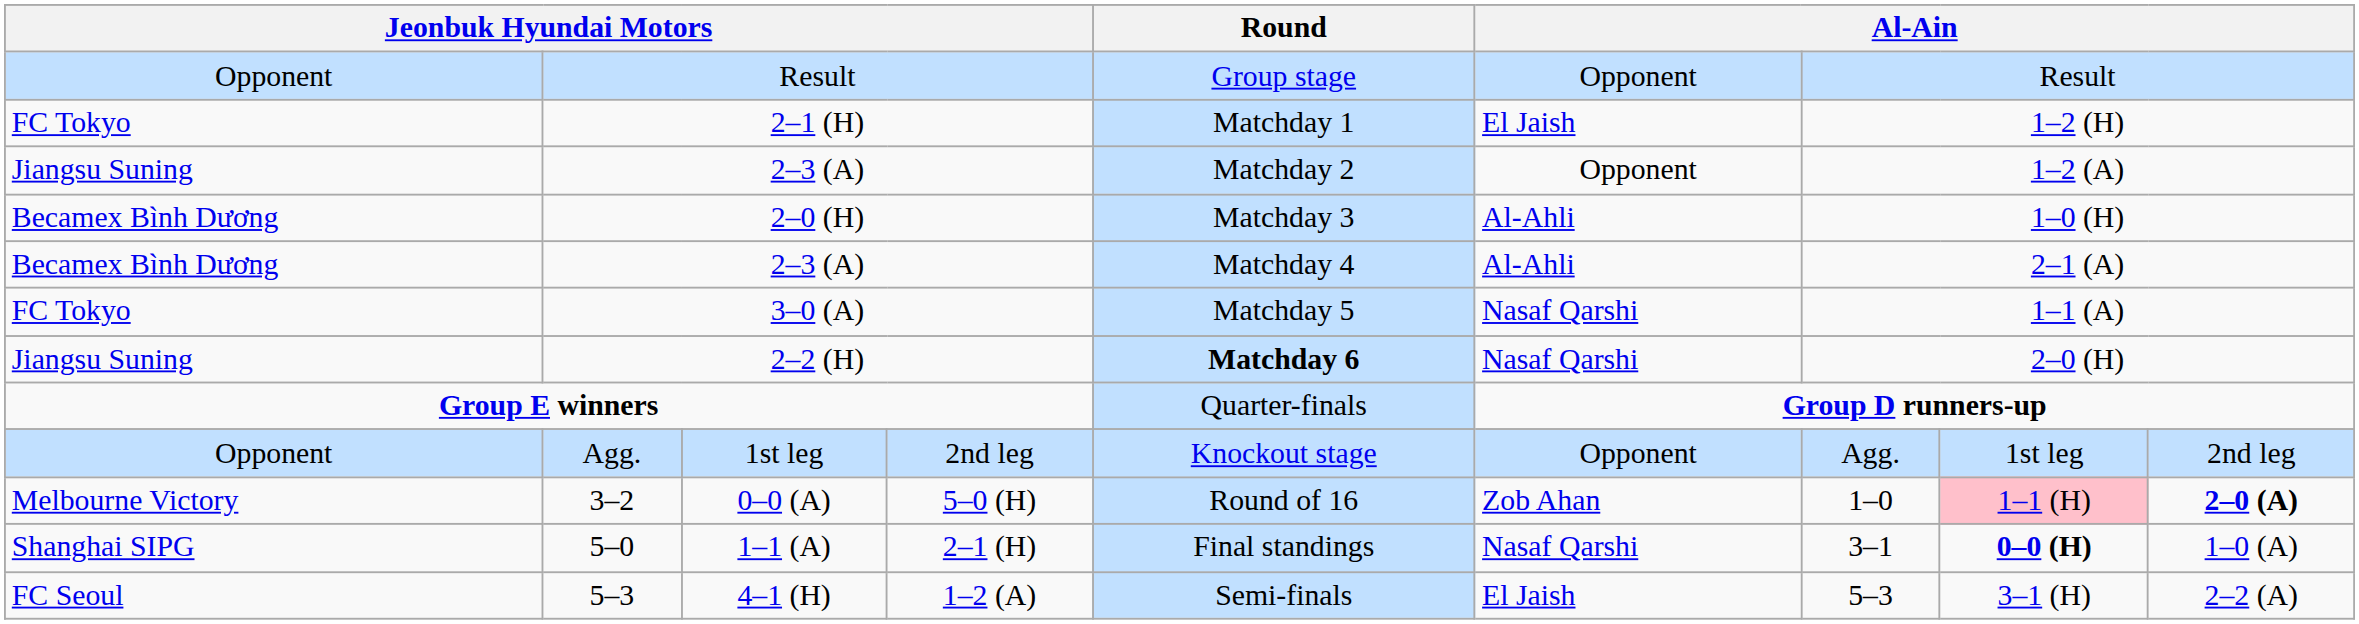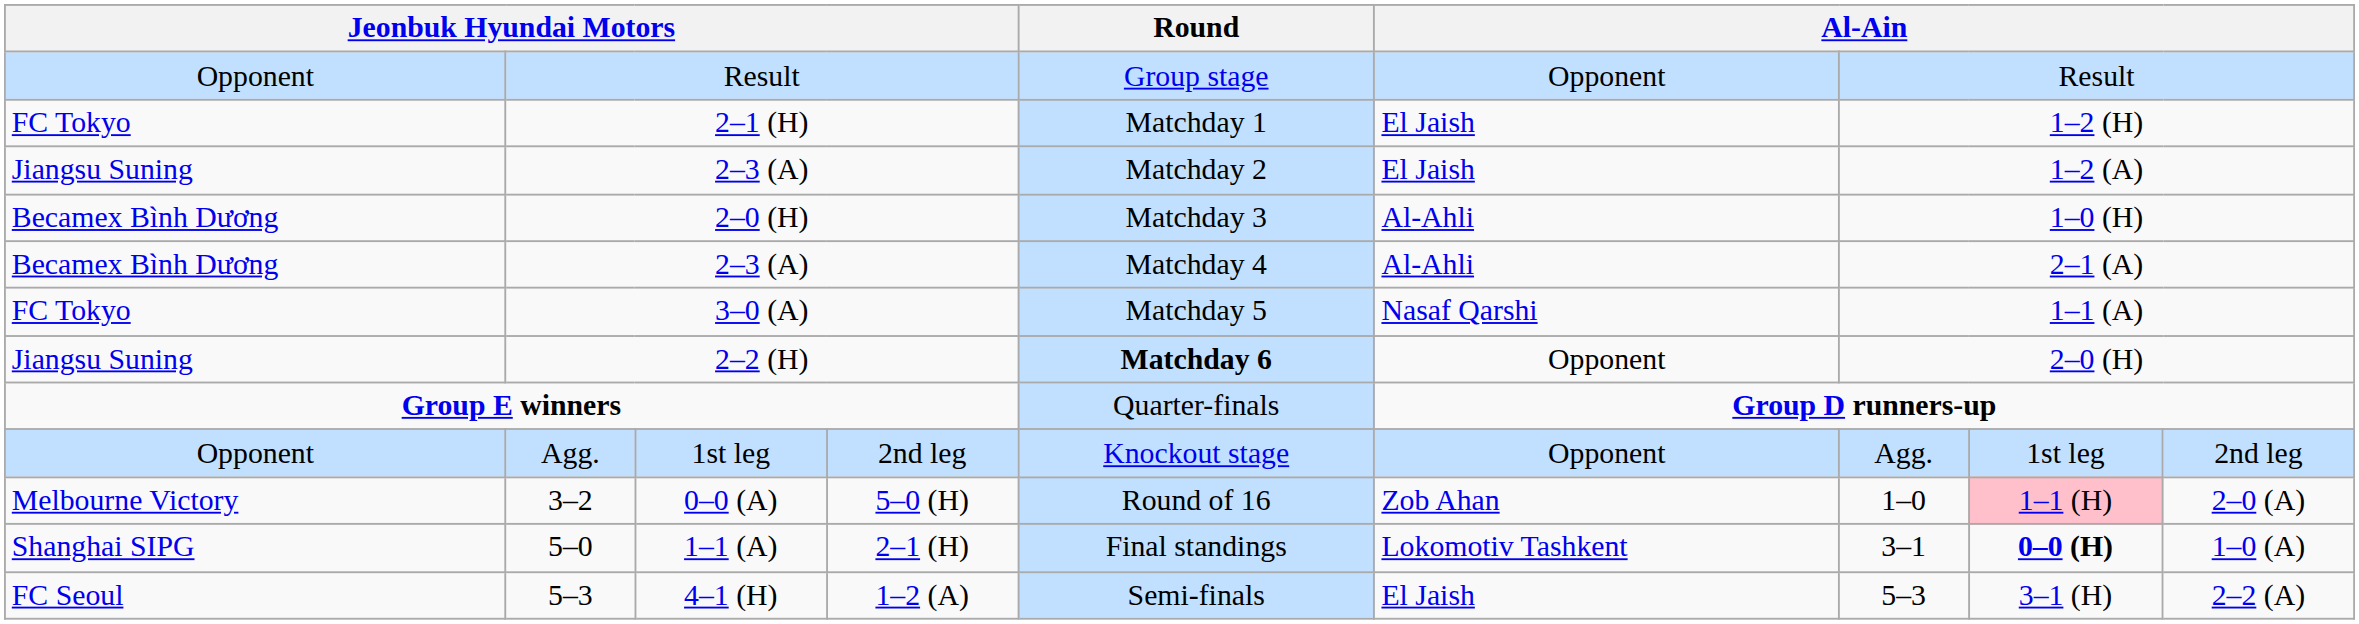(1638, 169) Opponent -> (1428, 169) El Jaish
(1560, 358) Nasaf Qarshi -> (1607, 358) Opponent
(2251, 500) bold -> (2258, 500) normal
(1560, 547) Nasaf Qarshi -> (1505, 547) Lokomotiv Tashkent
